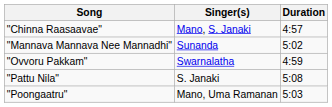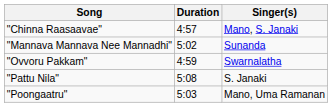columns swapped: (227, 13) <-> (304, 13)
